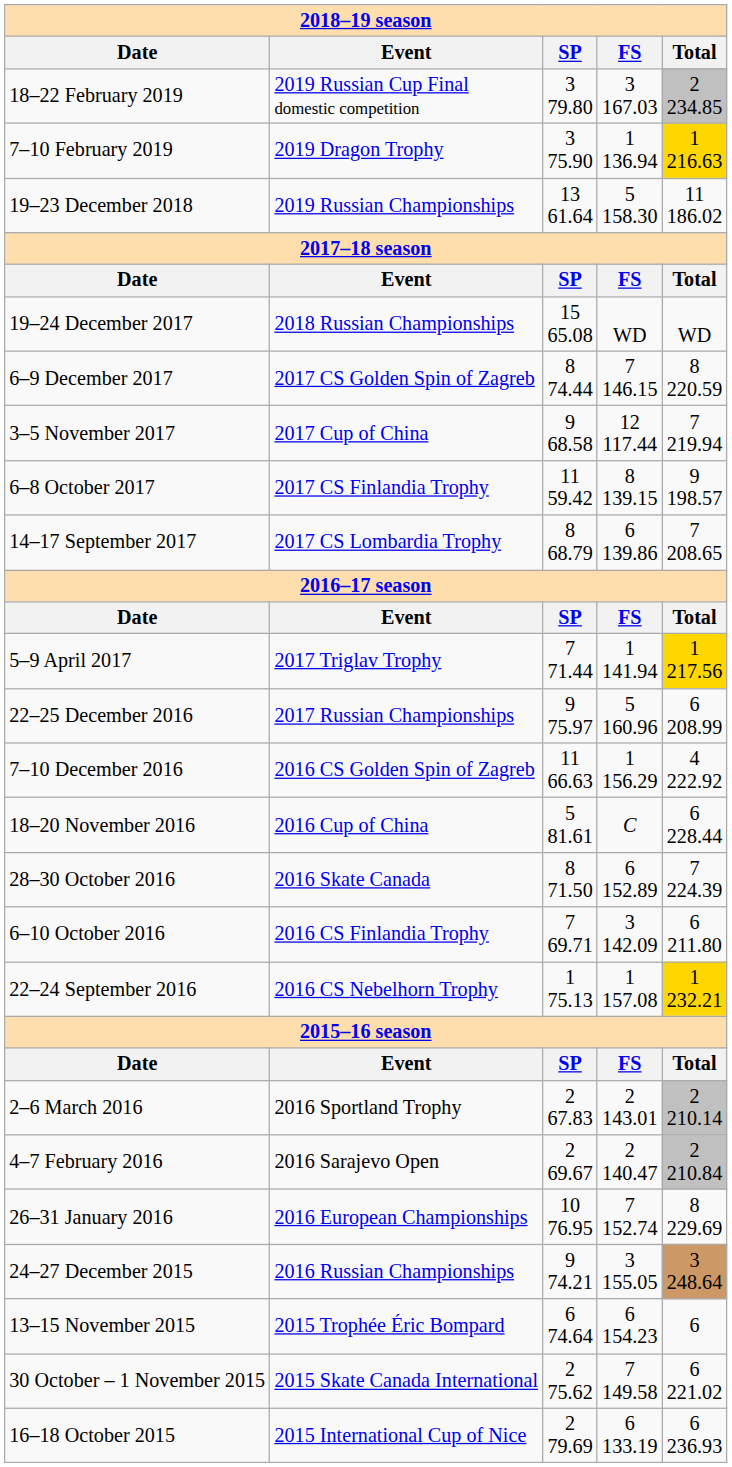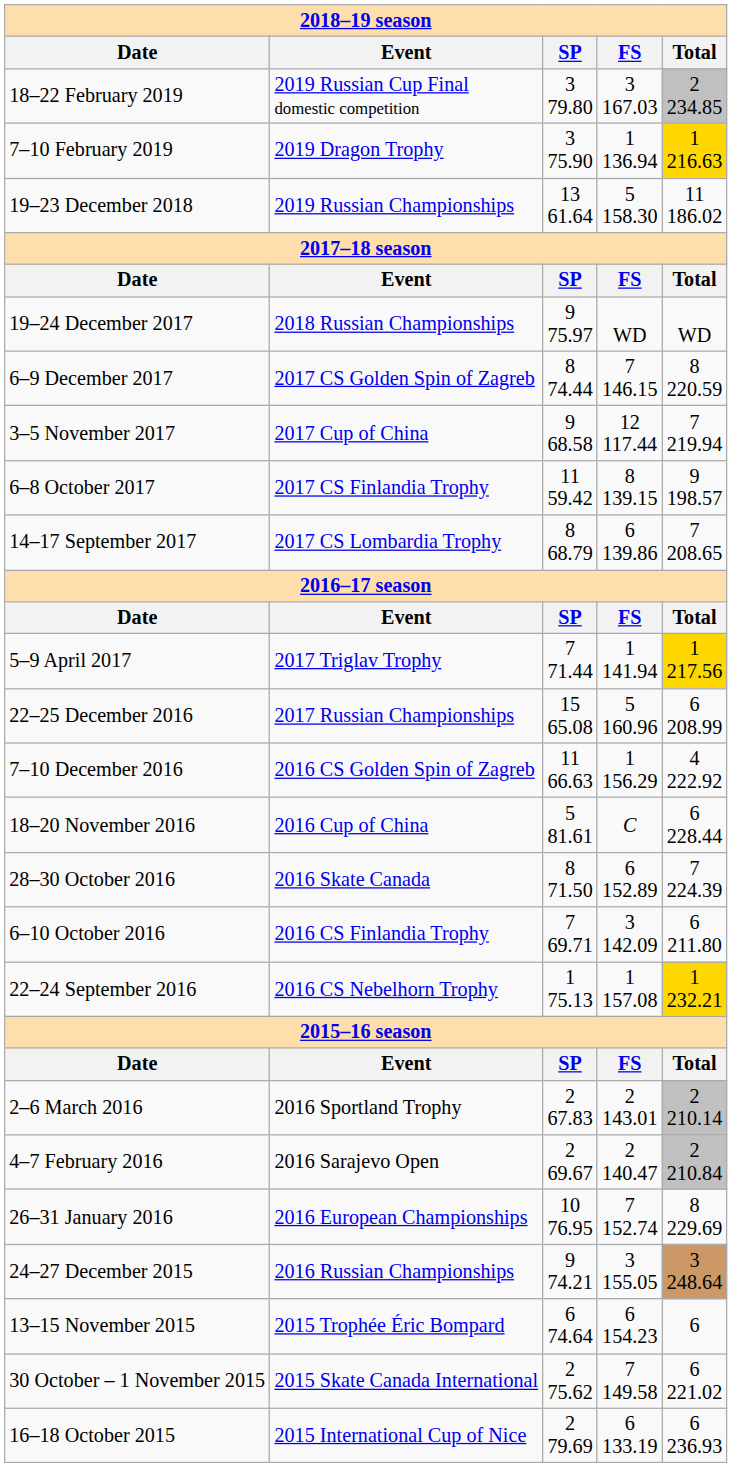(570, 323) 15 65.08 -> (570, 323) 9 75.97
(570, 715) 9 75.97 -> (570, 715) 15 65.08
